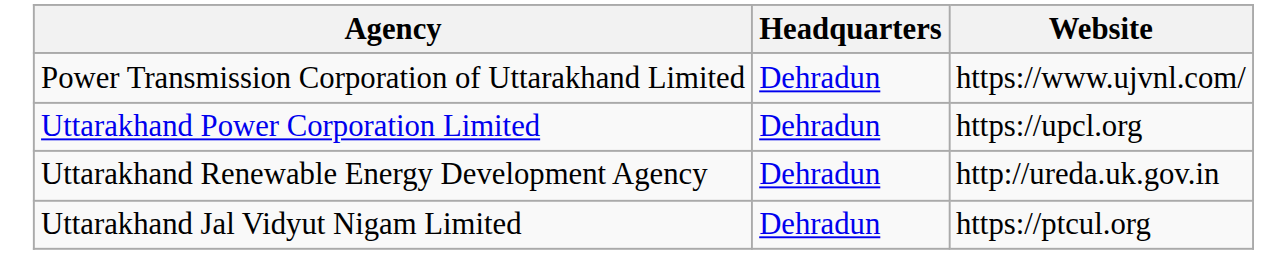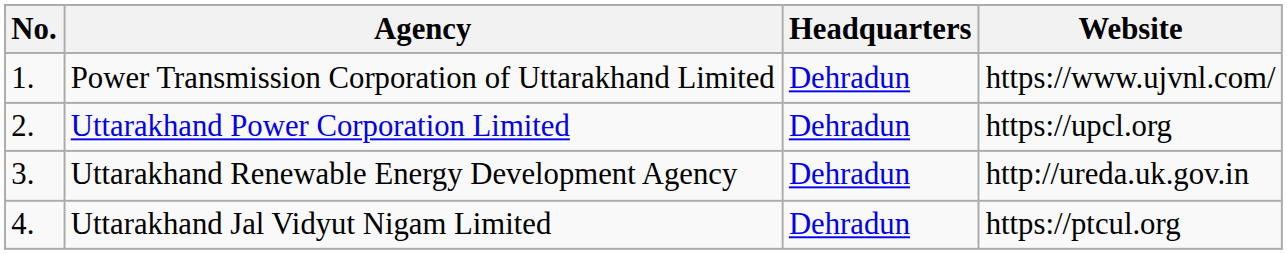+ column: (34, 28)
